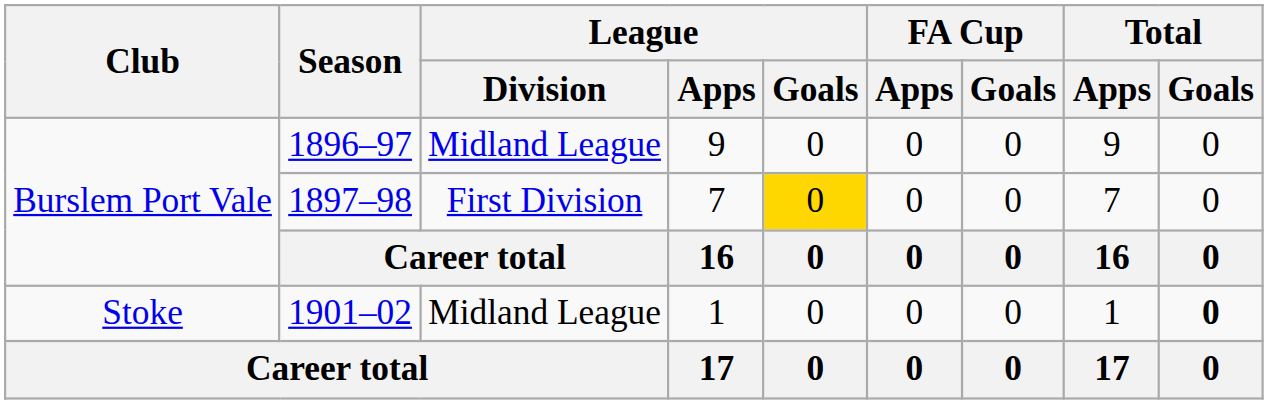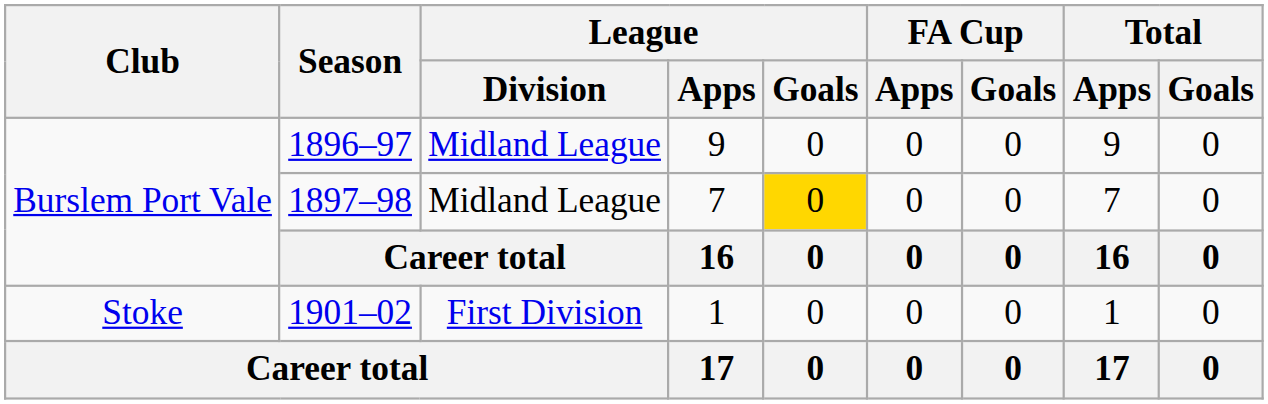(545, 200) First Division -> (545, 200) Midland League
(545, 312) Midland League -> (545, 312) First Division
(1211, 312) bold -> (1211, 312) normal
